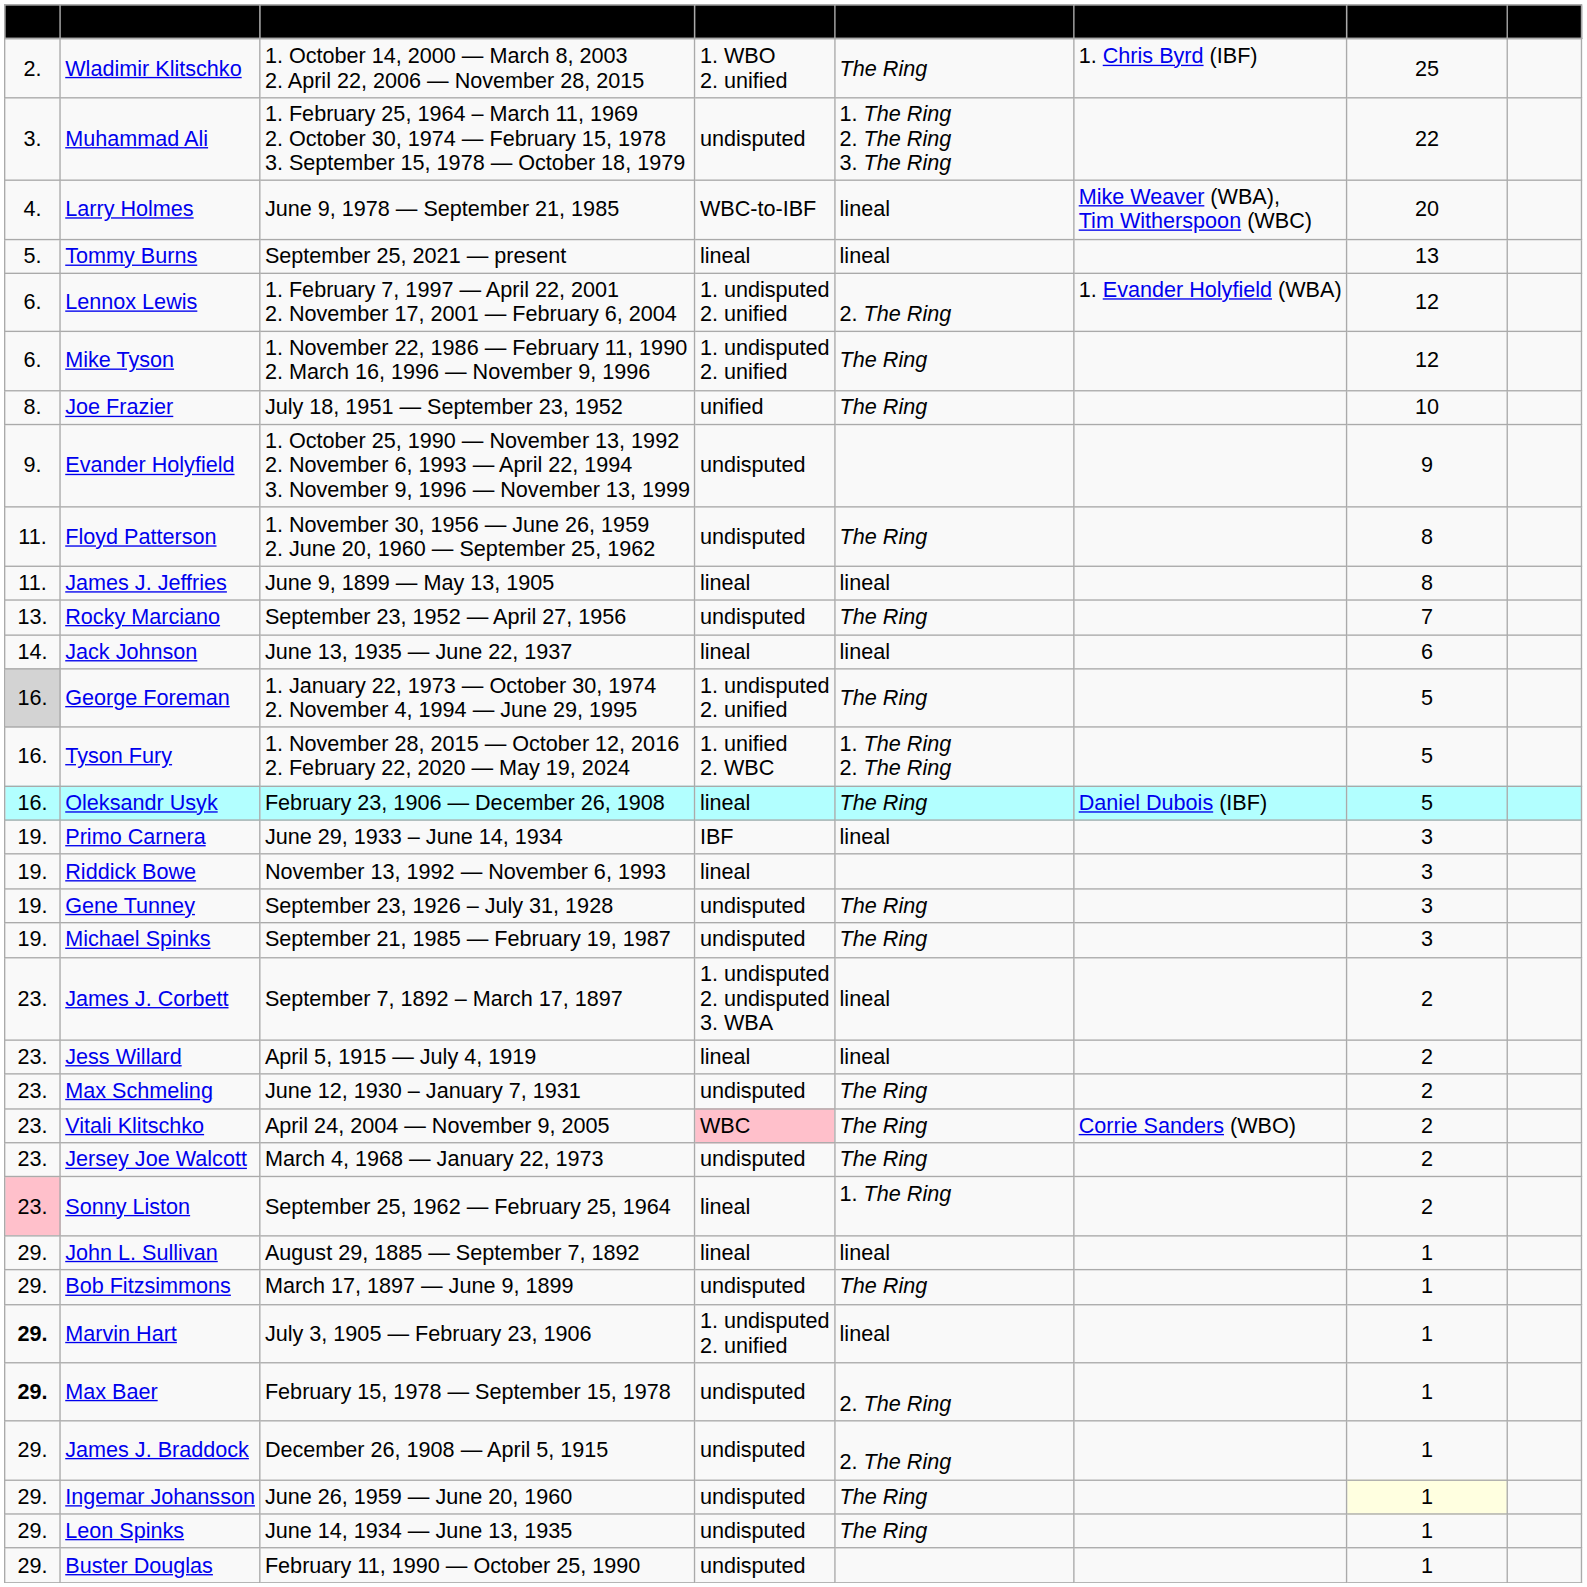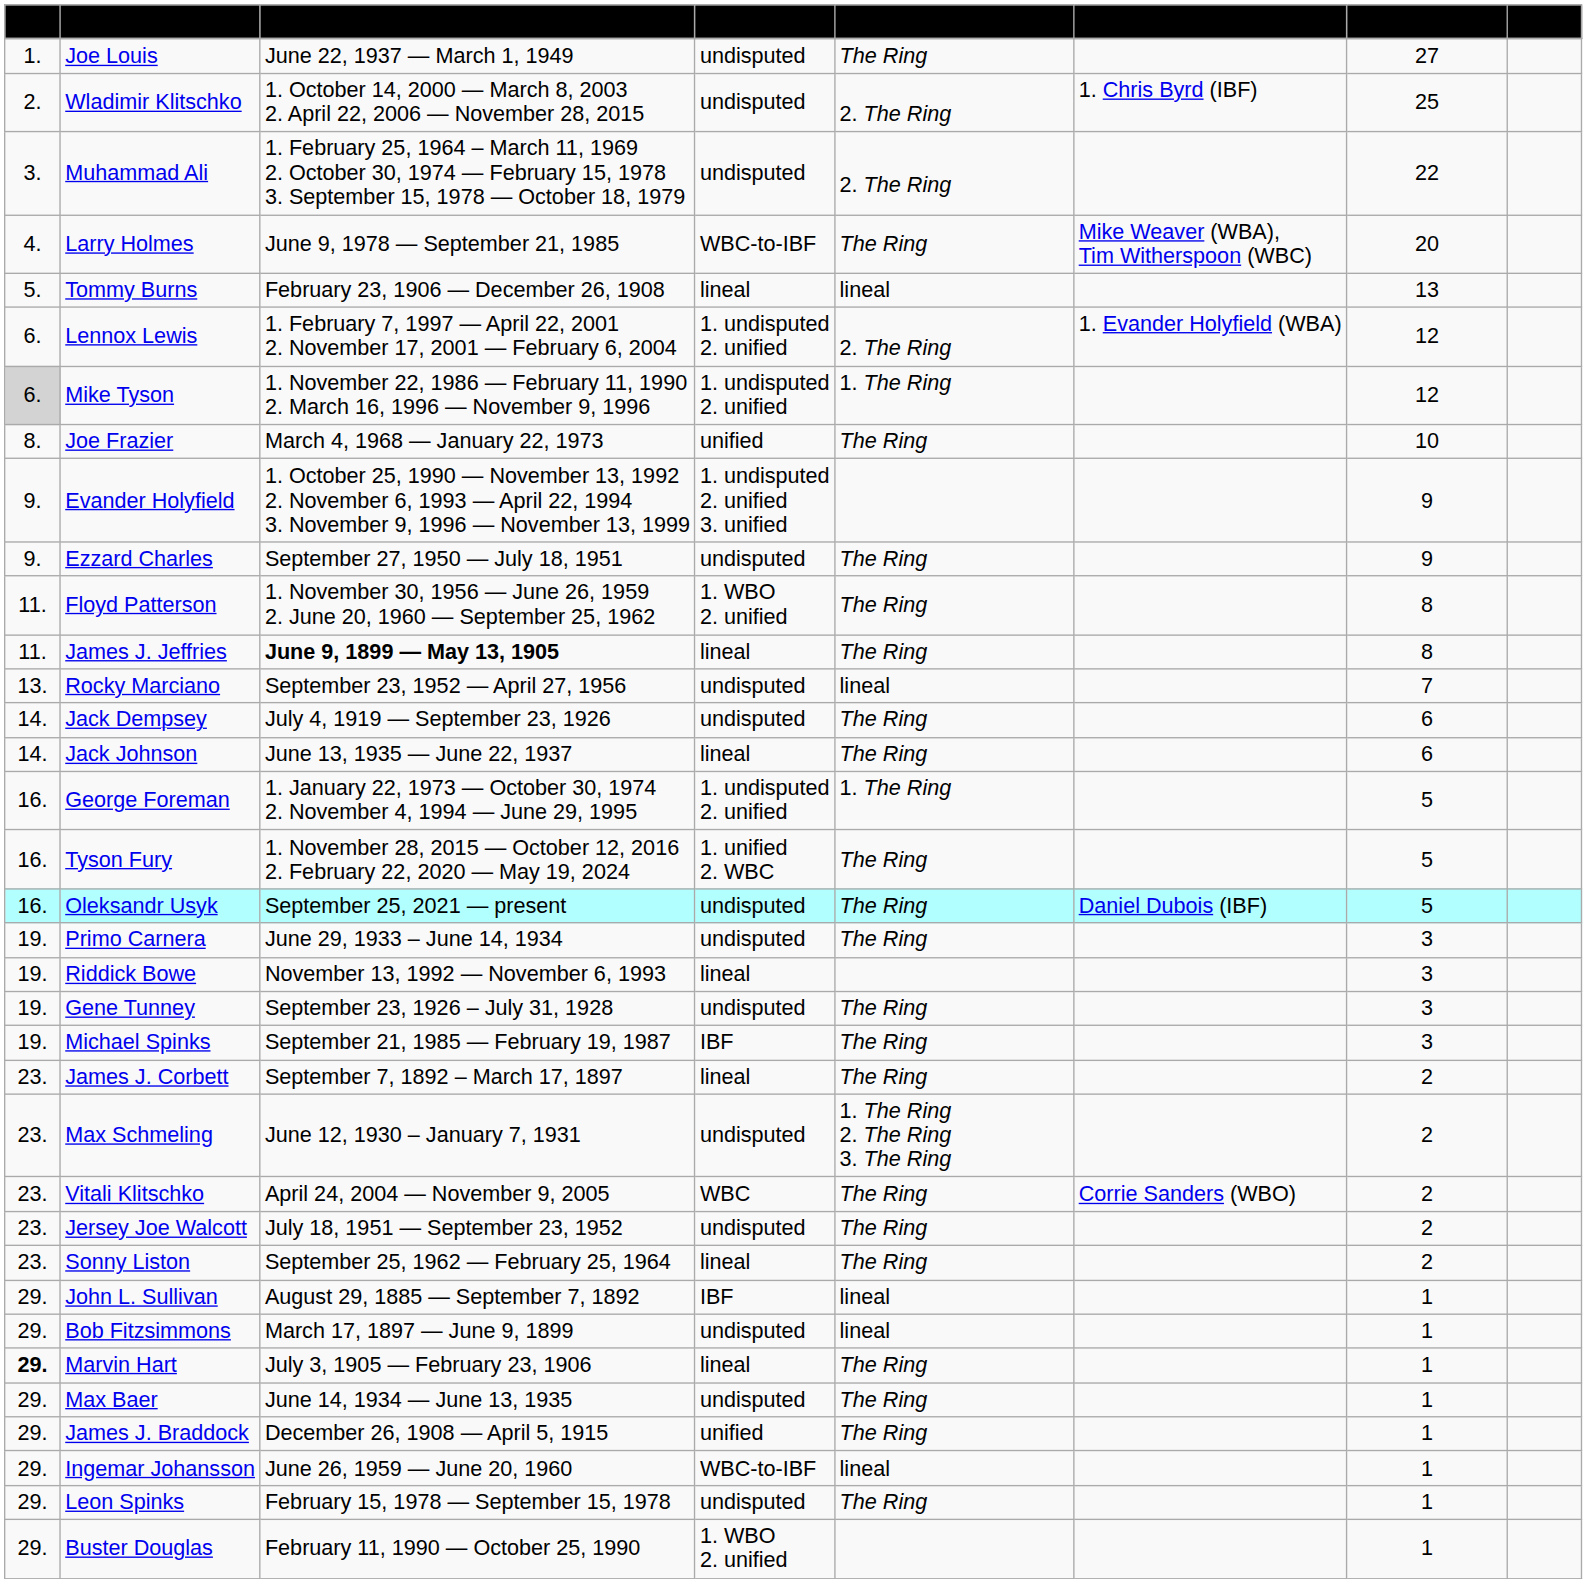+ row: (111, 55)
(744, 68) 1. WBO 2. unified -> (753, 102) undisputed
(883, 68) The Ring -> (895, 114) 2. The Ring
(895, 138) 1. The Ring 2. The Ring 3. The Ring -> (895, 185) 2. The Ring
(865, 209) lineal -> (883, 243) The Ring
(416, 255) September 25, 2021 — present -> (465, 290) February 23, 1906 — December 26, 1908
(32, 360) no background -> (32, 395) lightgrey background
(883, 360) The Ring -> (895, 382) 1. The Ring
(444, 407) July 18, 1951 — September 23, 1952 -> (434, 441) March 4, 1968 — January 22, 1973
(753, 465) undisputed -> (765, 500) 1. undisputed 2. unified 3. unified
+ row: (139, 558)
(753, 536) undisputed -> (744, 604) 1. WBO 2. unified
(410, 582) normal -> (412, 651) bold
(865, 582) lineal -> (883, 651) The Ring
(883, 617) The Ring -> (865, 685) lineal
+ row: (136, 719)
(865, 651) lineal -> (883, 754) The Ring
(32, 697) lightgrey background -> (32, 800) no background
(883, 697) The Ring -> (895, 788) 1. The Ring
(895, 756) 1. The Ring 2. The Ring -> (883, 859) The Ring
(465, 802) February 23, 1906 — December 26, 1908 -> (416, 905) September 25, 2021 — present
(725, 802) lineal -> (753, 905) undisputed
(717, 837) IBF -> (753, 939) undisputed
(865, 837) lineal -> (883, 939) The Ring
(753, 939) undisputed -> (717, 1042) IBF
(765, 998) 1. undisputed 2. undisputed 3. WBA -> (725, 1076) lineal
(865, 998) lineal -> (883, 1076) The Ring
- row: (123, 1056)
(883, 1091) The Ring -> (895, 1135) 1. The Ring 2. The Ring 3. The Ring
(725, 1125) pink background -> (725, 1193) no background
(434, 1159) March 4, 1968 — January 22, 1973 -> (444, 1228) July 18, 1951 — September 23, 1952
(32, 1206) pink background -> (32, 1262) no background
(895, 1193) 1. The Ring -> (883, 1262) The Ring
(725, 1252) lineal -> (717, 1296) IBF
(883, 1286) The Ring -> (865, 1330) lineal
(765, 1333) 1. undisputed 2. unified -> (725, 1365) lineal
(865, 1333) lineal -> (883, 1365) The Ring
(32, 1391) bold -> (32, 1399) normal
(468, 1391) February 15, 1978 — September 15, 1978 -> (419, 1399) June 14, 1934 — June 13, 1935
(895, 1403) 2. The Ring -> (883, 1399) The Ring
(753, 1450) undisputed -> (732, 1433) unified
(895, 1462) 2. The Ring -> (883, 1433) The Ring
(753, 1496) undisputed -> (758, 1467) WBC-to-IBF
(883, 1496) The Ring -> (865, 1467) lineal
(1427, 1496) lightyellow background -> (1427, 1467) no background
(419, 1530) June 14, 1934 — June 13, 1935 -> (468, 1502) February 15, 1978 — September 15, 1978
(753, 1565) undisputed -> (744, 1548) 1. WBO 2. unified
